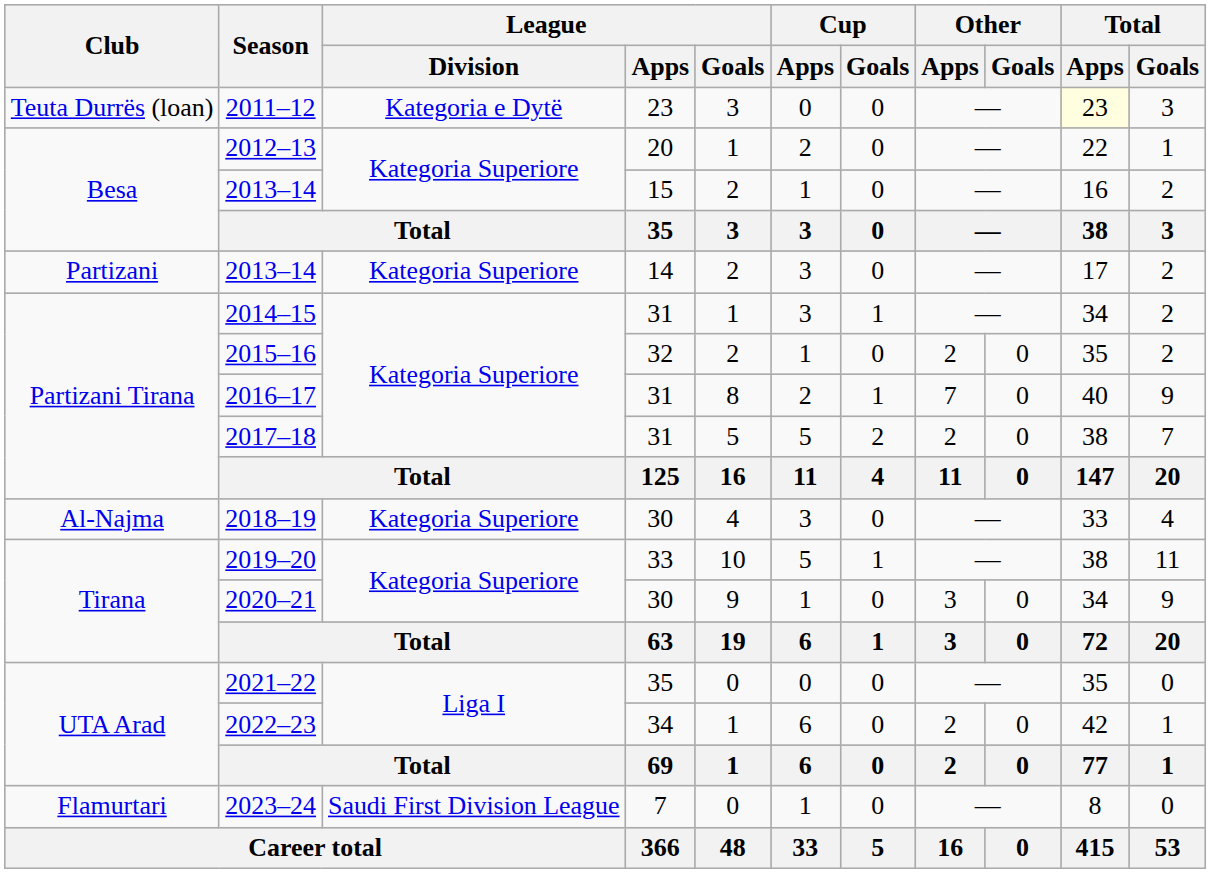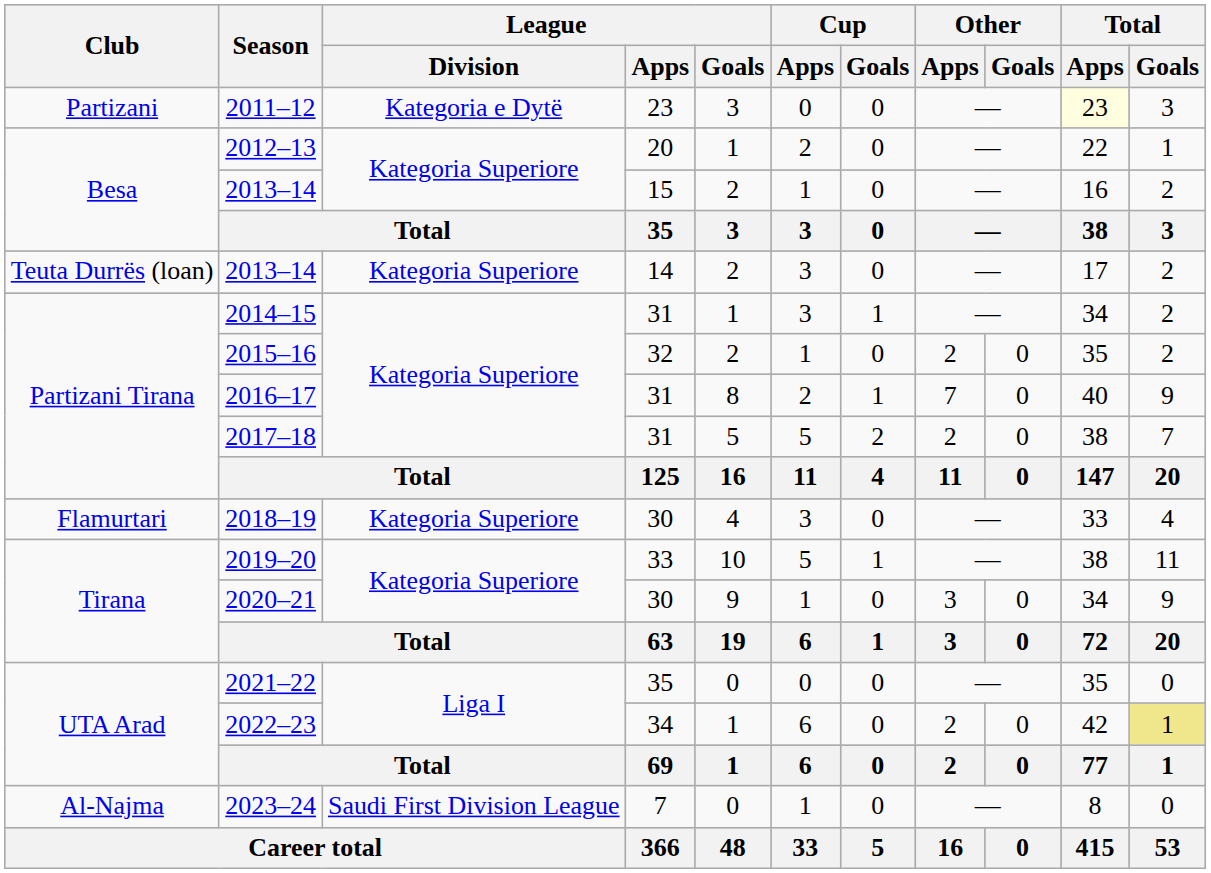(112, 107) Teuta Durrës (loan) -> (112, 107) Partizani
(112, 271) Partizani -> (112, 271) Teuta Durrës (loan)
(112, 518) Al-Najma -> (112, 518) Flamurtari
(1168, 723) no background -> (1168, 723) khaki background
(112, 806) Flamurtari -> (112, 806) Al-Najma
